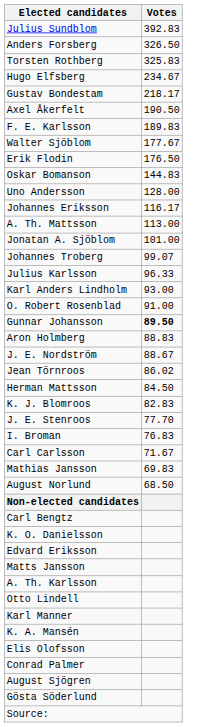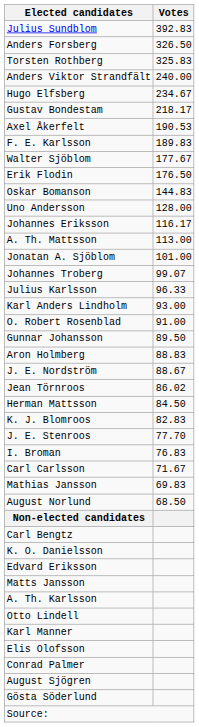+ row: (79, 78)
(162, 110) 190.50 -> (174, 127) 190.53
(159, 323) bold -> (171, 339) normal
- row: (43, 632)
